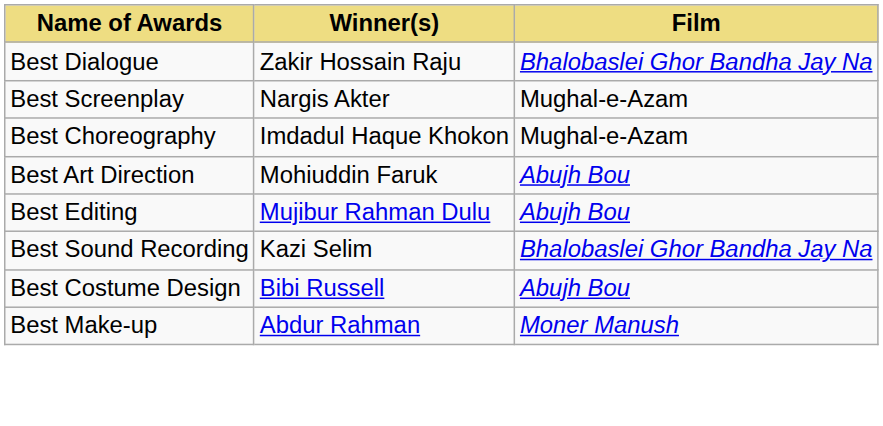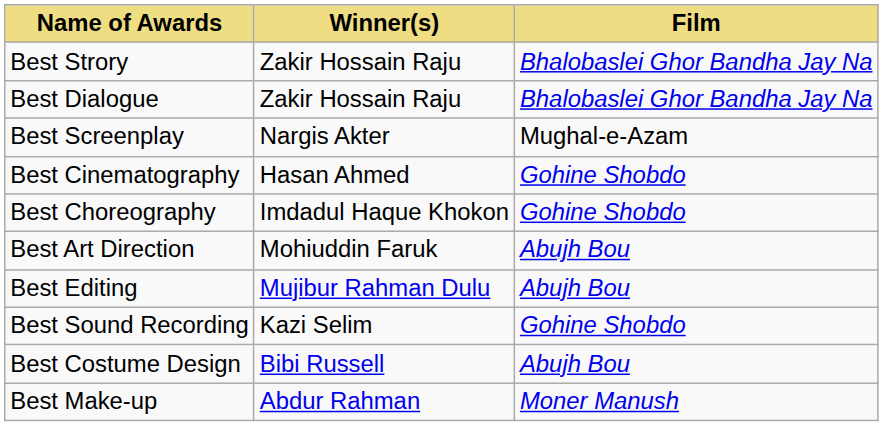+ row: (69, 61)
+ row: (125, 174)
(604, 136) Mughal-e-Azam -> (603, 212) Gohine Shobdo
(696, 250) Bhalobaslei Ghor Bandha Jay Na -> (603, 325) Gohine Shobdo
